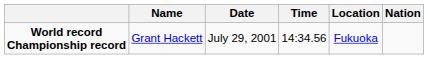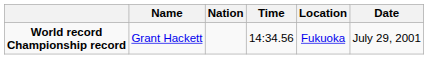columns swapped: (403, 13) <-> (242, 13)
